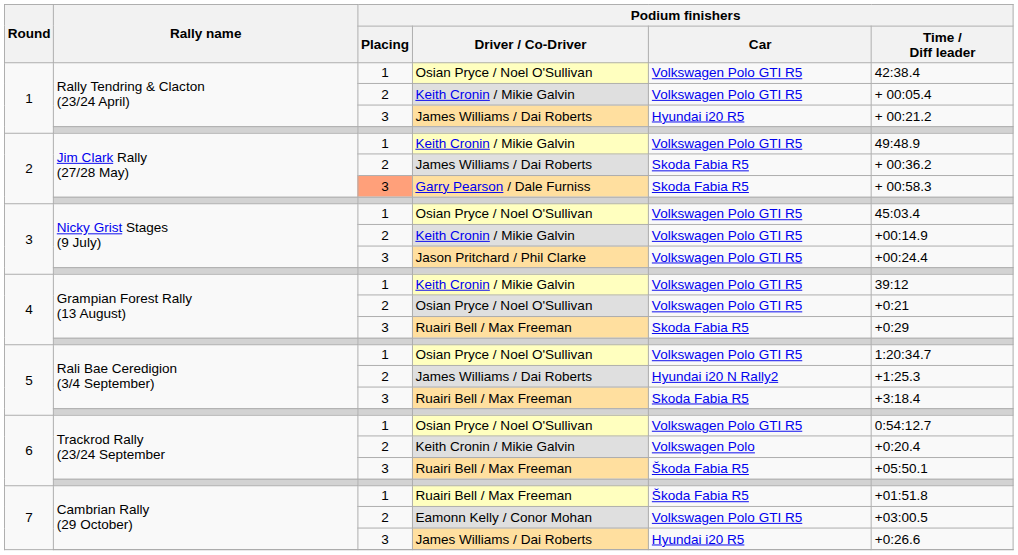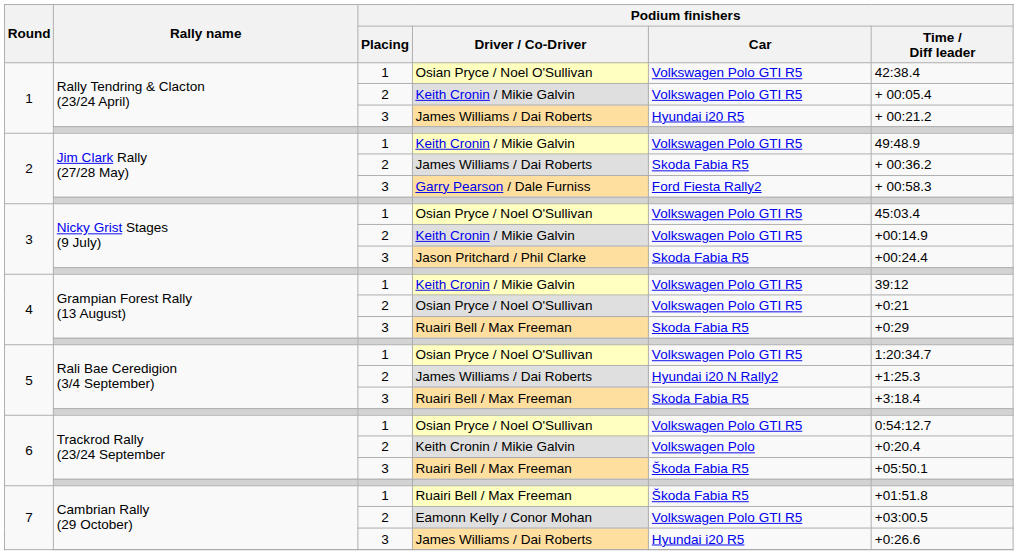(385, 187) lightsalmon background -> (385, 187) no background
(700, 187) Skoda Fabia R5 -> (707, 187) Ford Fiesta Rally2
(727, 257) Volkswagen Polo GTI R5 -> (700, 257) Skoda Fabia R5
